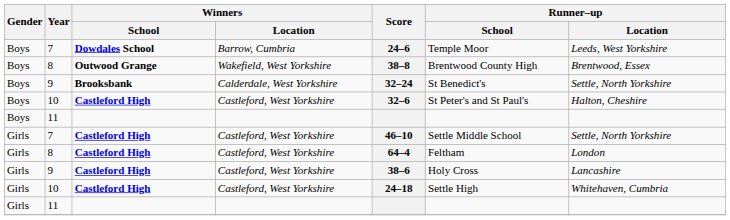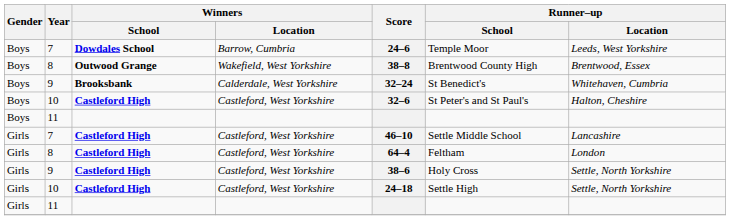(621, 83) Settle, North Yorkshire -> (620, 83) Whitehaven, Cumbria
(621, 135) Settle, North Yorkshire -> (596, 135) Lancashire
(596, 170) Lancashire -> (621, 170) Settle, North Yorkshire
(620, 188) Whitehaven, Cumbria -> (621, 188) Settle, North Yorkshire
